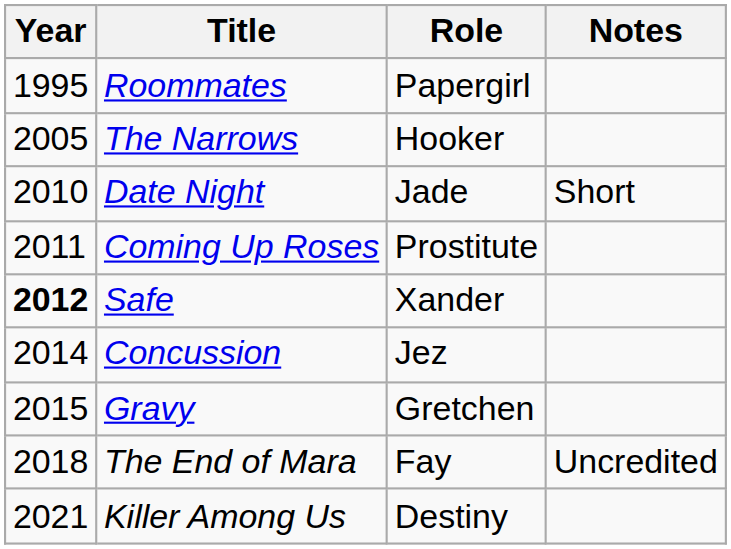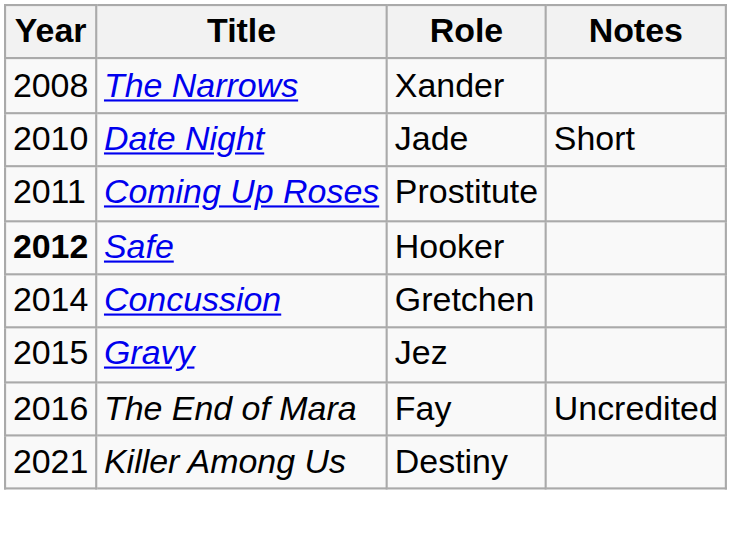- row: (195, 85)
(51, 138) 2005 -> (51, 85) 2008
(450, 138) Hooker -> (450, 85) Xander
(450, 300) Xander -> (450, 246) Hooker
(421, 354) Jez -> (465, 300) Gretchen
(465, 407) Gretchen -> (421, 354) Jez
(51, 461) 2018 -> (51, 407) 2016
